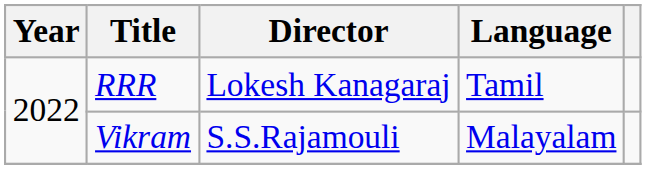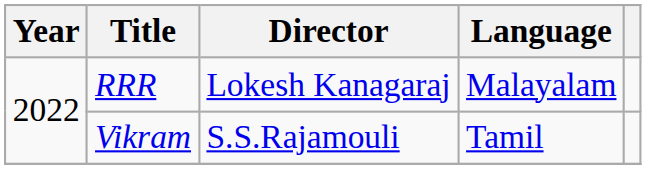(505, 84) Tamil -> (541, 84) Malayalam
(541, 137) Malayalam -> (505, 137) Tamil
